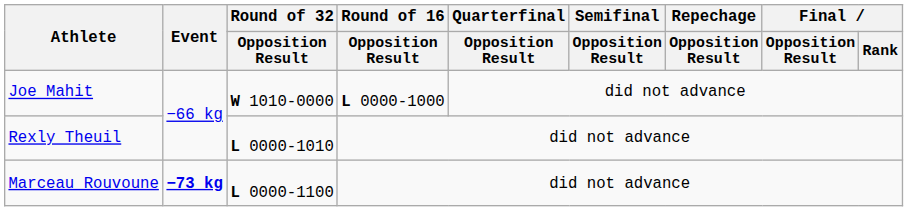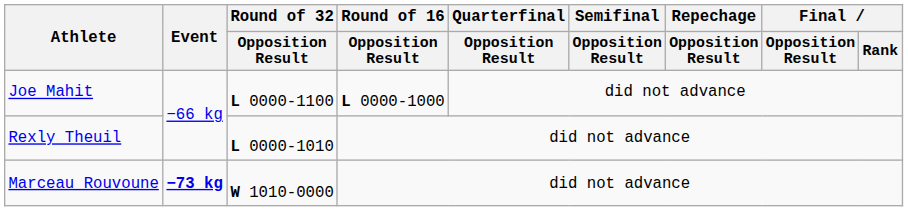(282, 102) W 1010-0000 -> (282, 102) L 0000-1100
(282, 192) L 0000-1100 -> (282, 192) W 1010-0000
